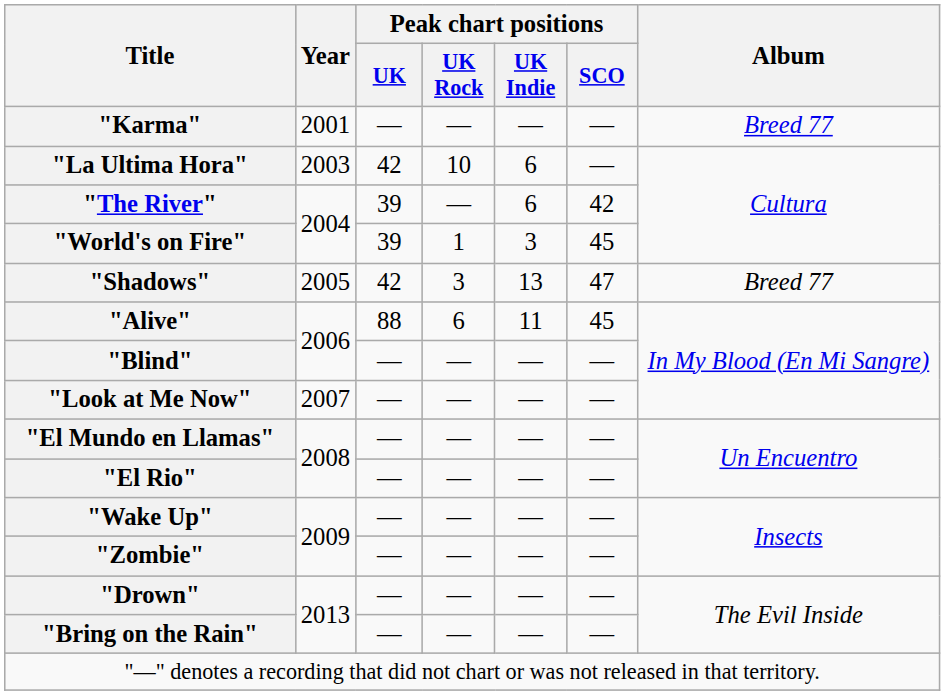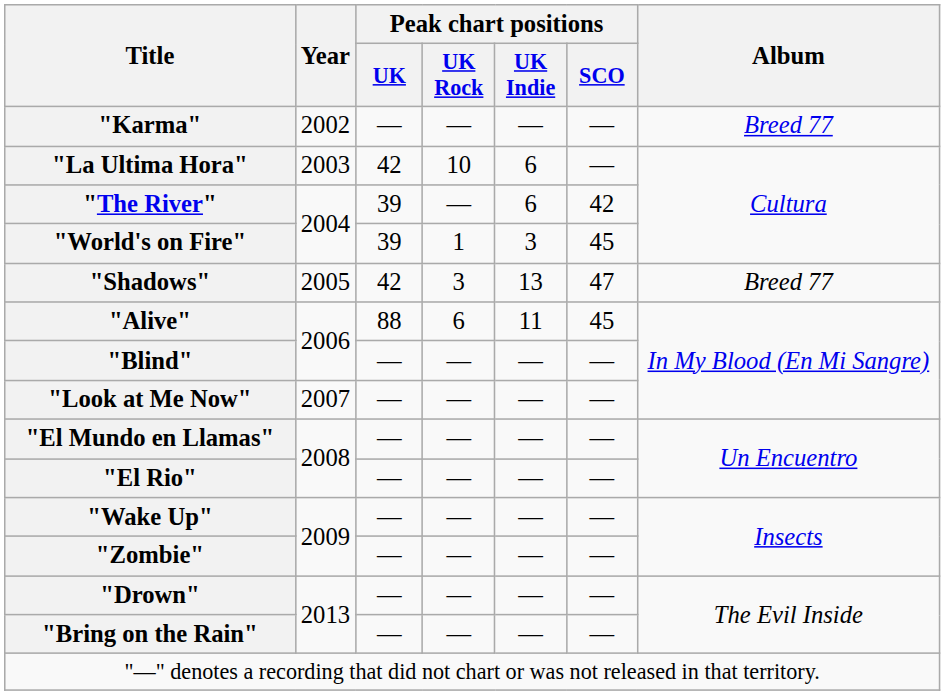(325, 125) 2001 -> (325, 125) 2002
